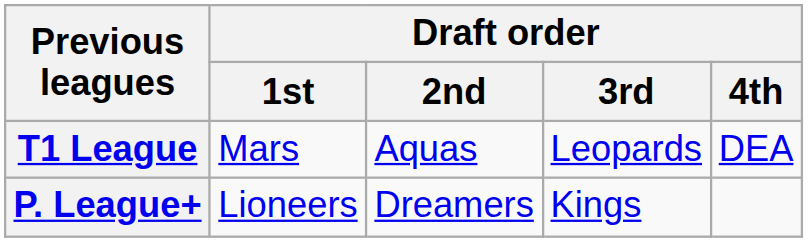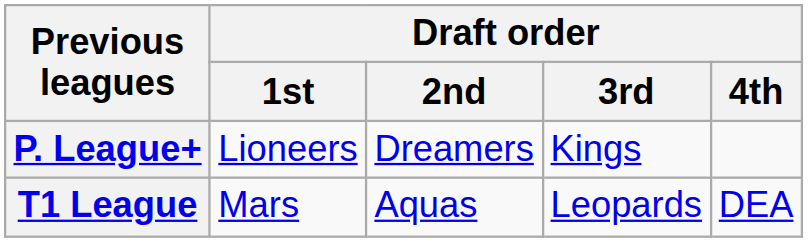rows swapped: (108, 206) <-> (108, 148)
